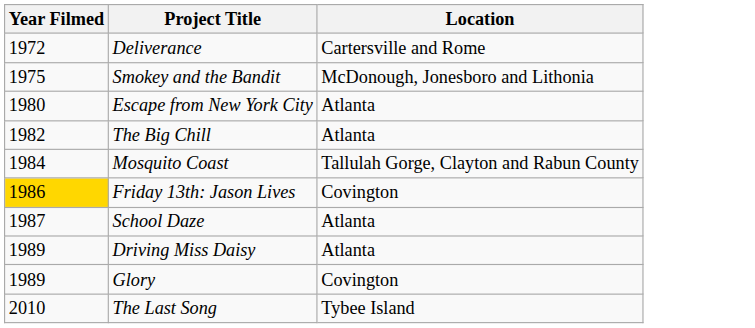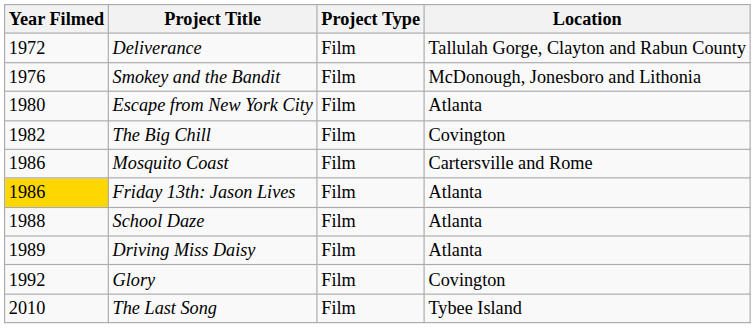+ column: (371, 18)
(403, 47) Cartersville and Rome -> (587, 47) Tallulah Gorge, Clayton and Rabun County
(27, 76) 1975 -> (27, 76) 1976
(348, 134) Atlanta -> (467, 134) Covington
(27, 163) 1984 -> (27, 163) 1986
(480, 163) Tallulah Gorge, Clayton and Rabun County -> (511, 163) Cartersville and Rome
(360, 192) Covington -> (455, 192) Atlanta
(27, 221) 1987 -> (27, 221) 1988
(27, 279) 1989 -> (27, 279) 1992
